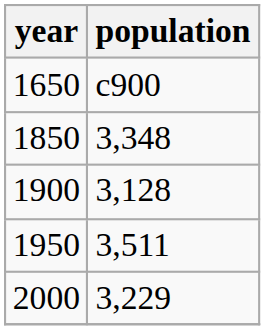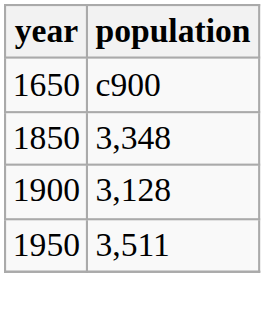- row: (46, 297)
